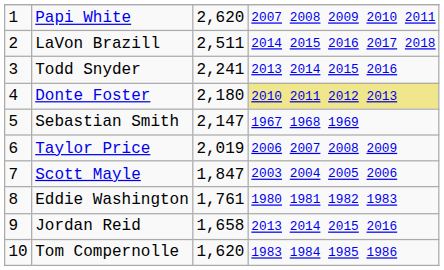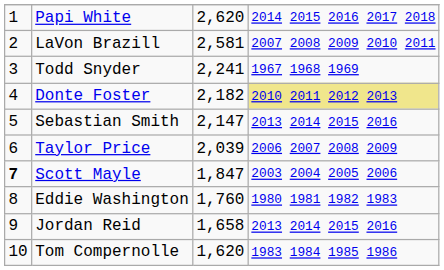(343, 18) 2007 2008 2009 2010 2011 -> (343, 18) 2014 2015 2016 2017 2018
(220, 44) 2,511 -> (220, 44) 2,581
(343, 44) 2014 2015 2016 2017 2018 -> (343, 44) 2007 2008 2009 2010 2011
(324, 70) 2013 2014 2015 2016 -> (305, 70) 1967 1968 1969
(220, 96) 2,180 -> (220, 96) 2,182
(305, 122) 1967 1968 1969 -> (324, 122) 2013 2014 2015 2016
(220, 148) 2,019 -> (220, 148) 2,039
(13, 174) normal -> (13, 174) bold
(220, 200) 1,761 -> (220, 200) 1,760
